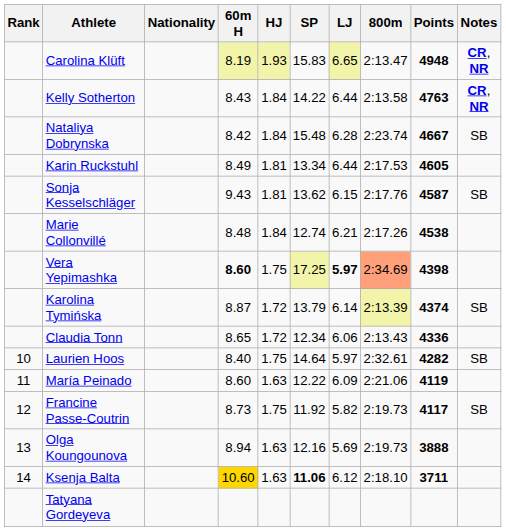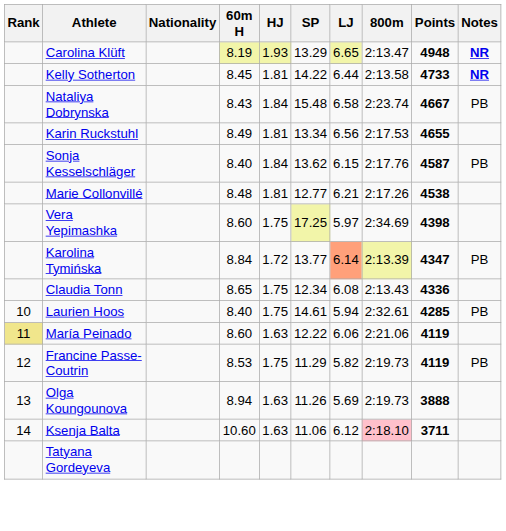(309, 60) 15.83 -> (311, 52) 13.29
(479, 60) CR, NR -> (480, 52) NR
(238, 97) 8.43 -> (239, 74) 8.45
(274, 97) 1.84 -> (275, 74) 1.81
(434, 97) 4763 -> (435, 74) 4733
(479, 97) CR, NR -> (480, 74) NR
(238, 135) 8.42 -> (239, 103) 8.43
(345, 135) 6.28 -> (346, 103) 6.58
(479, 135) SB -> (480, 103) PB
(345, 165) 6.44 -> (346, 133) 6.56
(434, 165) 4605 -> (435, 133) 4655
(238, 194) 9.43 -> (239, 163) 8.40
(274, 194) 1.81 -> (275, 163) 1.84
(479, 194) SB -> (480, 163) PB
(274, 232) 1.84 -> (275, 192) 1.81
(309, 232) 12.74 -> (311, 192) 12.77
(238, 269) bold -> (239, 222) normal
(345, 269) bold -> (346, 222) normal
(386, 269) lightsalmon background -> (387, 222) no background
(238, 307) 8.87 -> (239, 260) 8.84
(309, 307) 13.79 -> (311, 260) 13.77
(345, 307) no background -> (346, 260) lightsalmon background
(434, 307) 4374 -> (435, 260) 4347
(479, 307) SB -> (480, 260) PB
(274, 336) 1.72 -> (275, 289) 1.75
(345, 336) 6.06 -> (346, 289) 6.08
(309, 358) 14.64 -> (311, 311) 14.61
(345, 358) 5.97 -> (346, 311) 5.94
(434, 358) 4282 -> (435, 311) 4285
(479, 358) SB -> (480, 311) PB
(24, 380) no background -> (24, 333) khaki background
(345, 380) 6.09 -> (346, 333) 6.06
(238, 410) 8.73 -> (239, 362) 8.53
(309, 410) 11.92 -> (311, 362) 11.29
(434, 410) 4117 -> (435, 362) 4119
(479, 410) SB -> (480, 362) PB
(309, 447) 12.16 -> (311, 400) 11.26
(238, 477) gold background -> (239, 430) no background
(309, 477) bold -> (311, 430) normal
(386, 477) no background -> (387, 430) pink background
